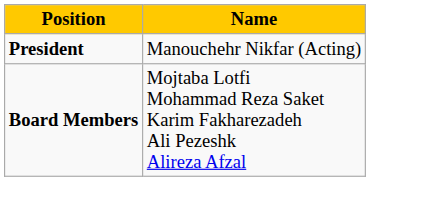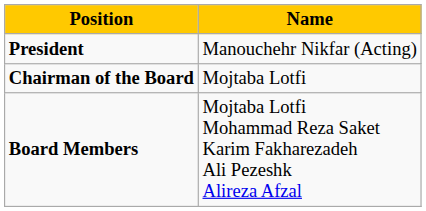+ row: (101, 78)
